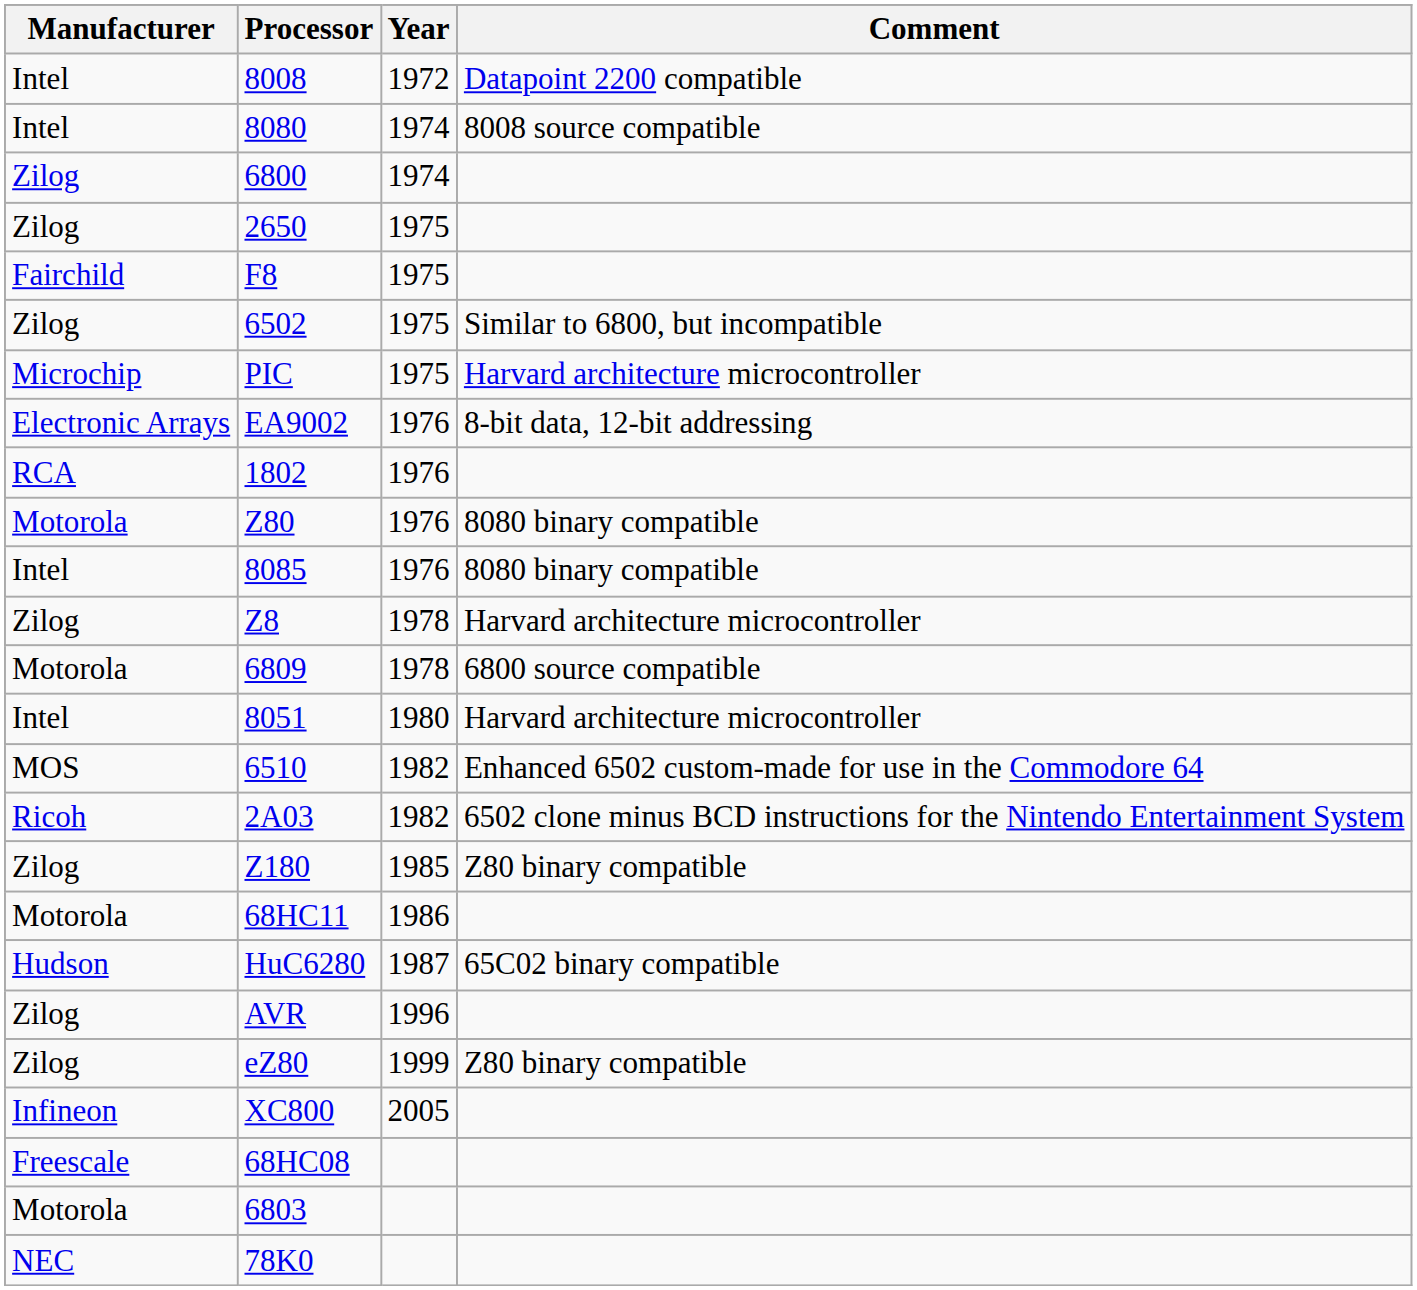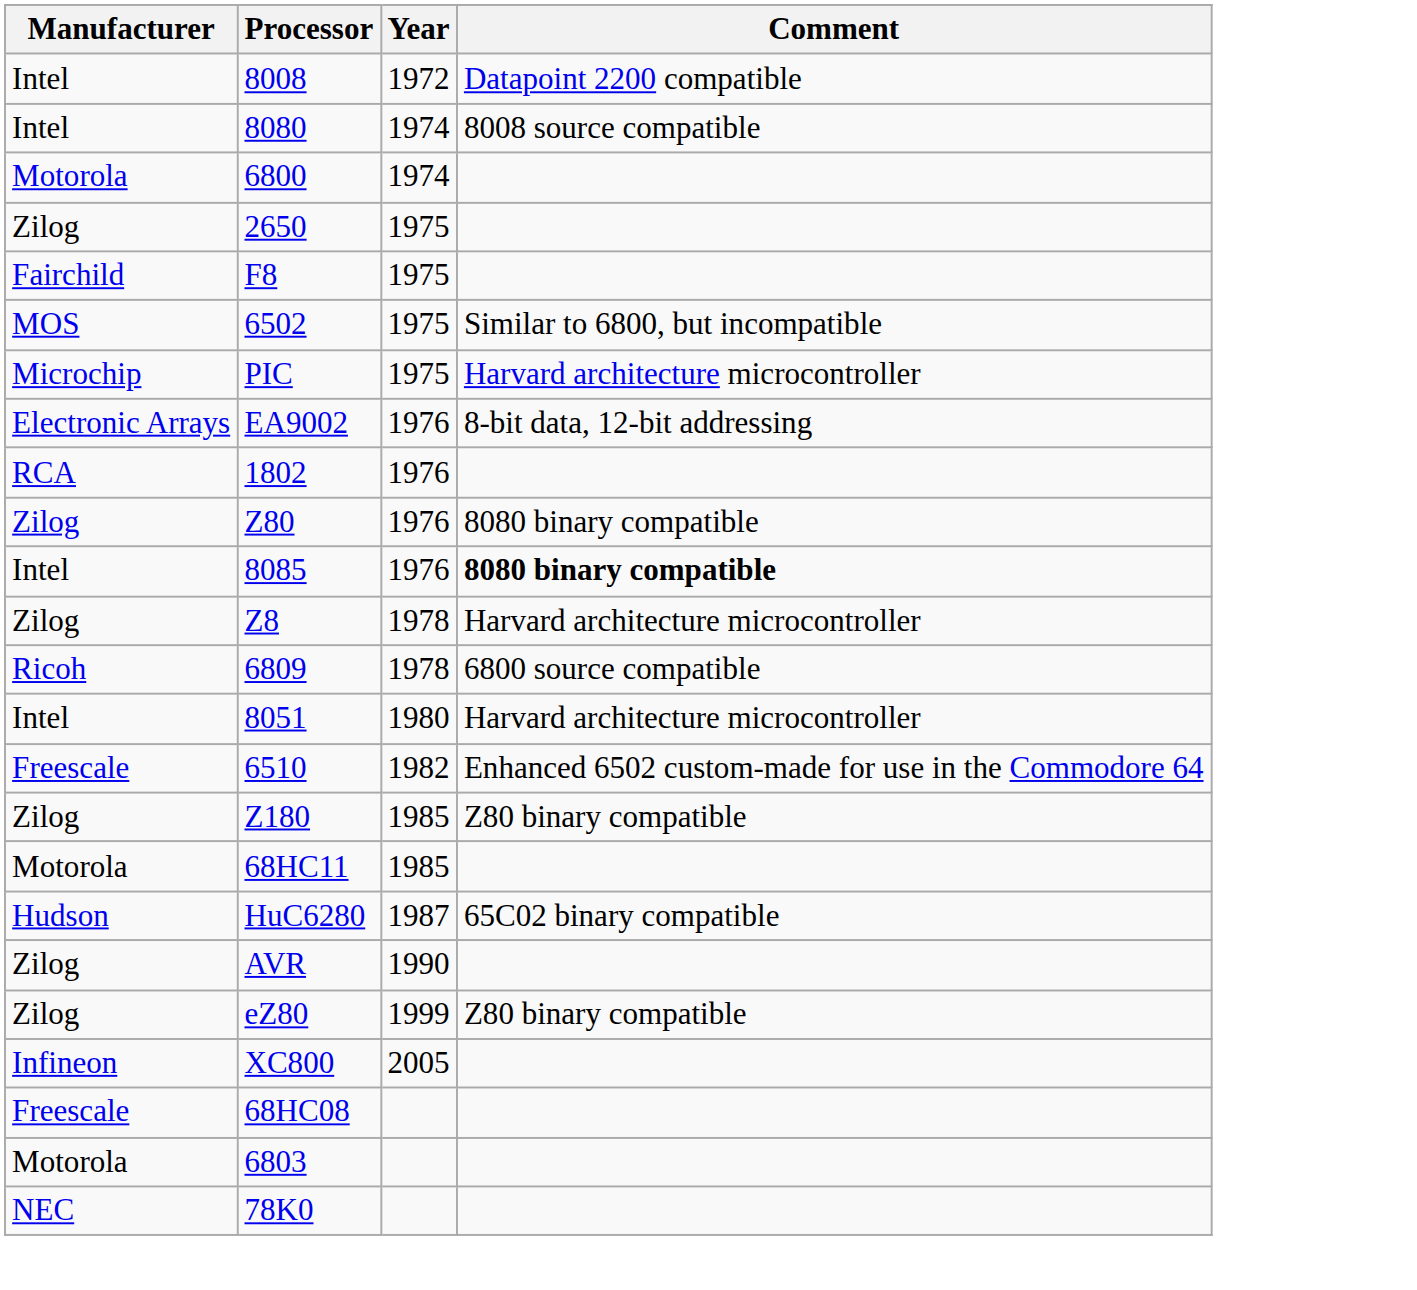(46, 176) Zilog -> (70, 176) Motorola
(46, 324) Zilog -> (46, 324) MOS
(70, 521) Motorola -> (46, 521) Zilog
(611, 570) normal -> (620, 570) bold
(70, 669) Motorola -> (49, 669) Ricoh
(46, 767) MOS -> (71, 767) Freescale
- row: (279, 816)
(419, 915) 1986 -> (419, 865) 1985
(419, 1013) 1996 -> (419, 964) 1990
